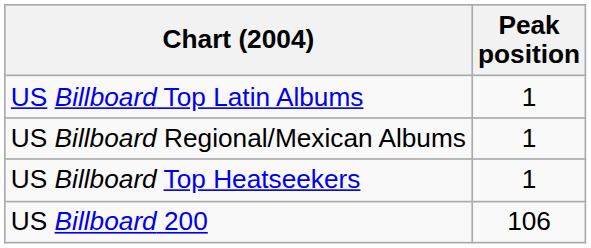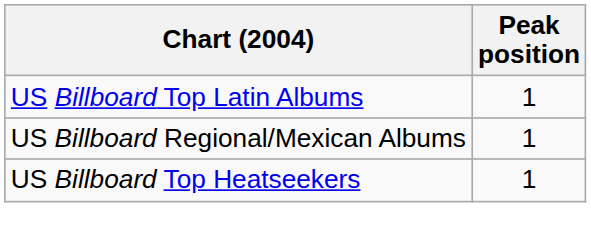- row: (109, 221)
